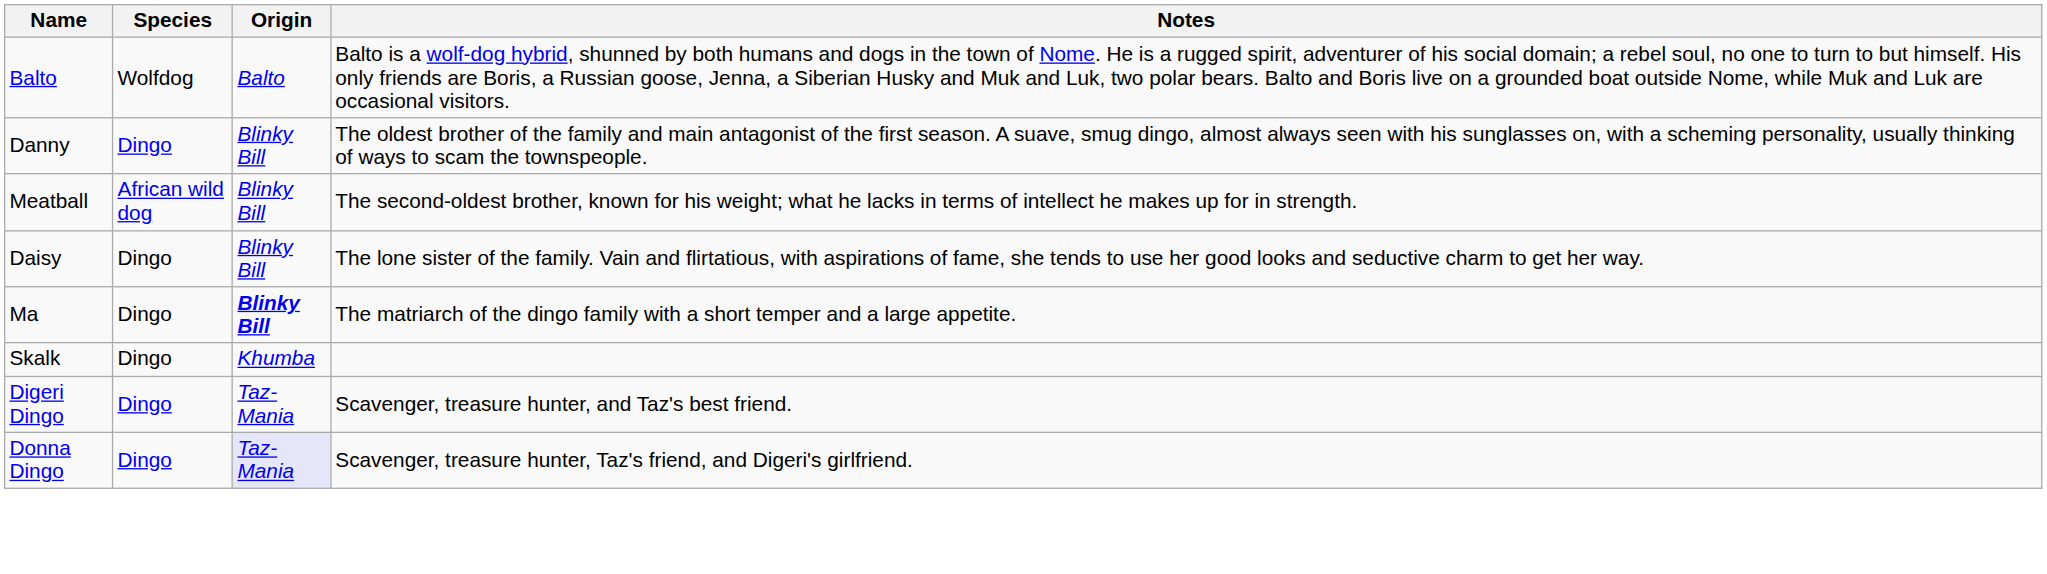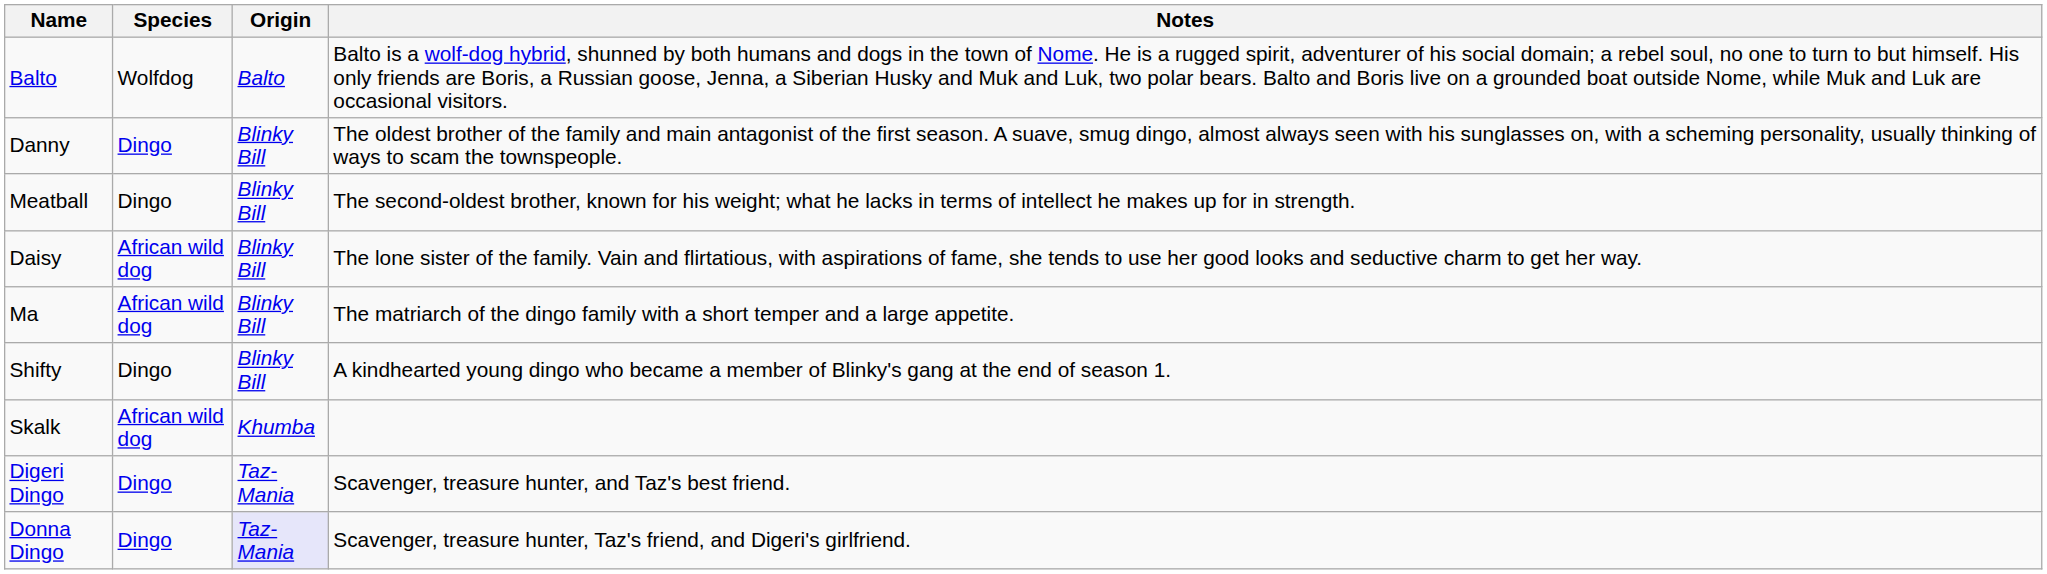(171, 201) African wild dog -> (145, 201) Dingo
(145, 258) Dingo -> (171, 258) African wild dog
(145, 314) Dingo -> (171, 314) African wild dog
(269, 314) bold -> (265, 314) normal
+ row: (35, 371)
(145, 359) Dingo -> (171, 427) African wild dog
